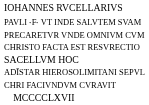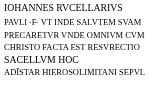- row: (60, 85)
- row: (44, 98)
